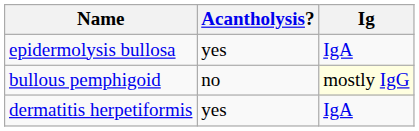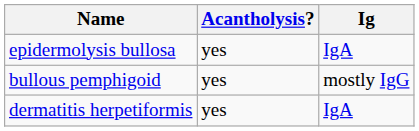(211, 79) no -> (214, 79) yes
(366, 79) lightyellow background -> (366, 79) no background
